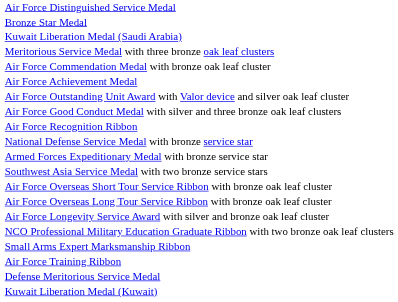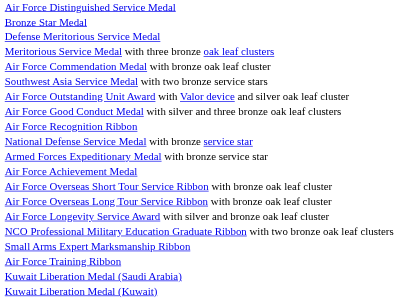rows swapped: (83, 276) <-> (93, 37)
rows swapped: (71, 82) <-> (136, 171)
